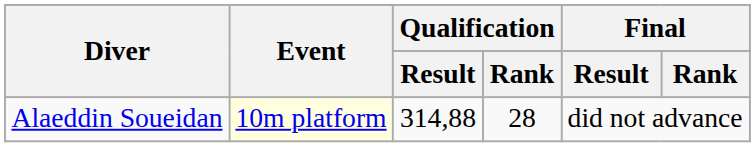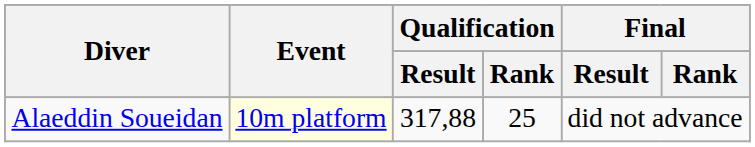(438, 118) 314,88 -> (438, 118) 317,88
(522, 118) 28 -> (522, 118) 25
